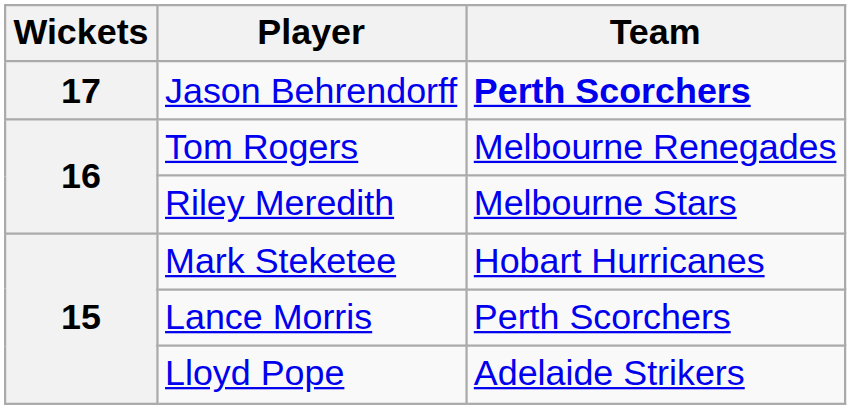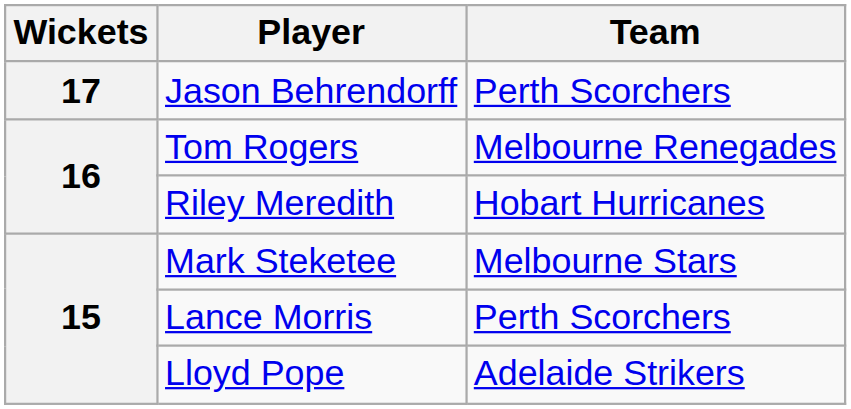(612, 89) bold -> (602, 89) normal
(605, 203) Melbourne Stars -> (619, 203) Hobart Hurricanes
(619, 260) Hobart Hurricanes -> (605, 260) Melbourne Stars
